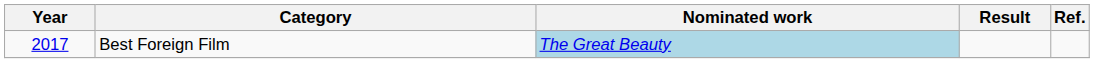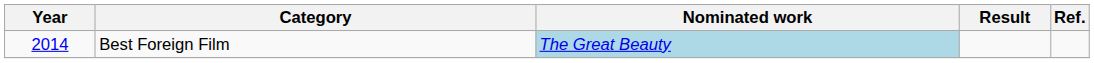(50, 44) 2017 -> (50, 44) 2014
